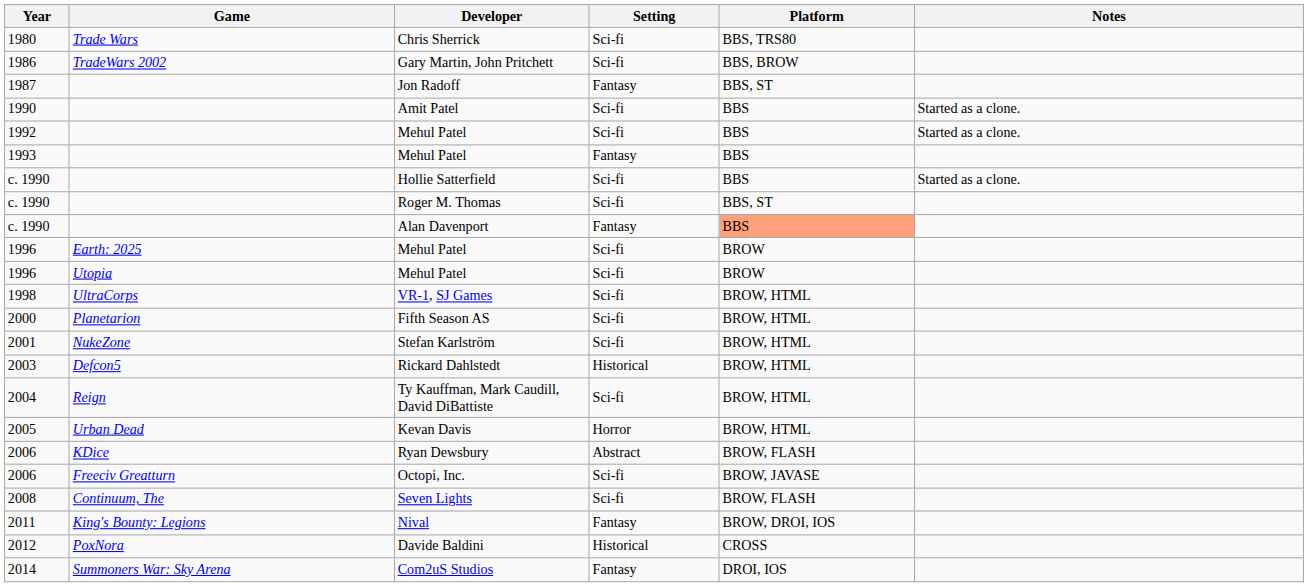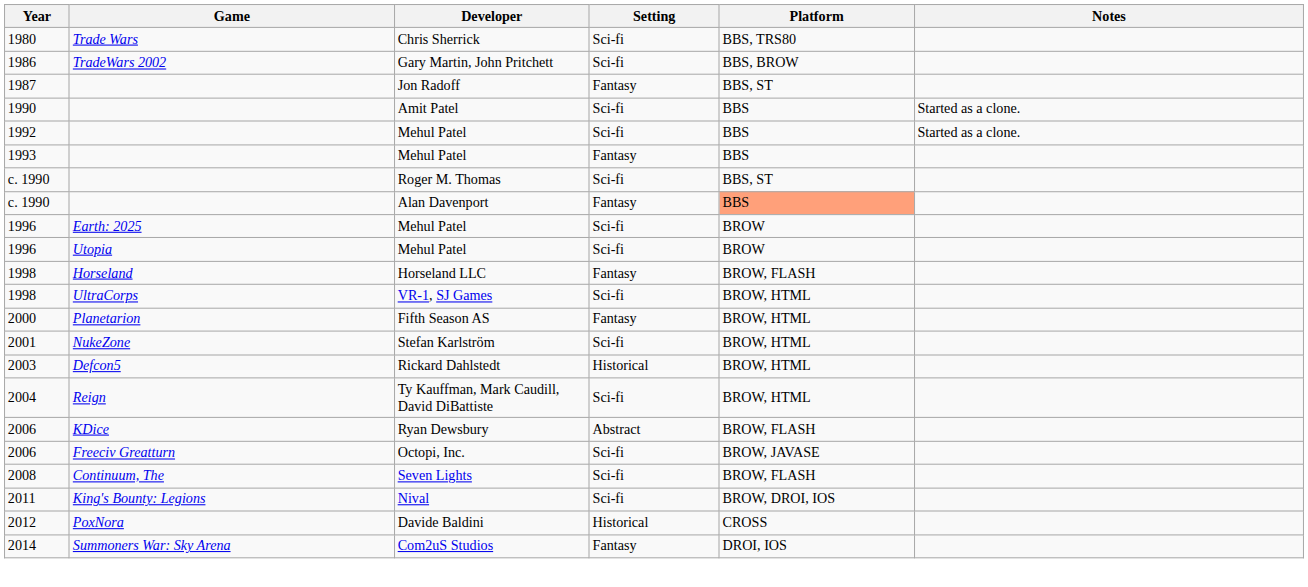- row: (29, 179)
+ row: (22, 272)
(608, 319) Sci-fi -> (615, 319) Fantasy
- row: (22, 429)
(615, 522) Fantasy -> (608, 499) Sci-fi
